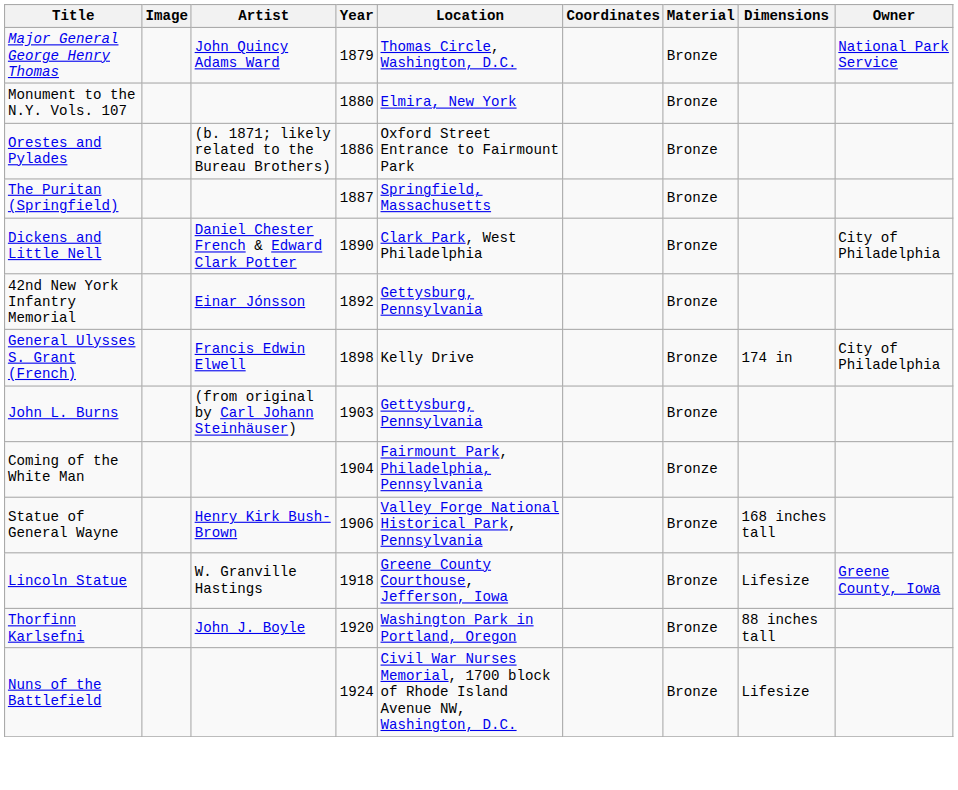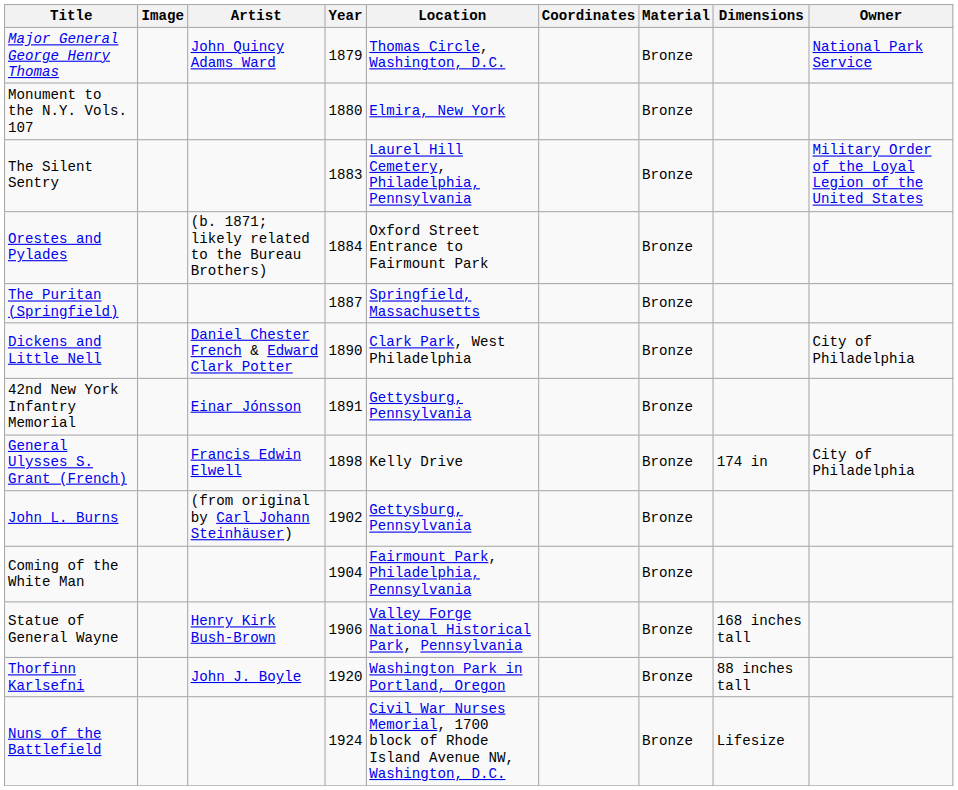+ row: (50, 175)
(357, 151) 1886 -> (346, 247) 1884
(357, 302) 1892 -> (346, 407) 1891
(357, 413) 1903 -> (346, 518) 1902
- row: (67, 581)
